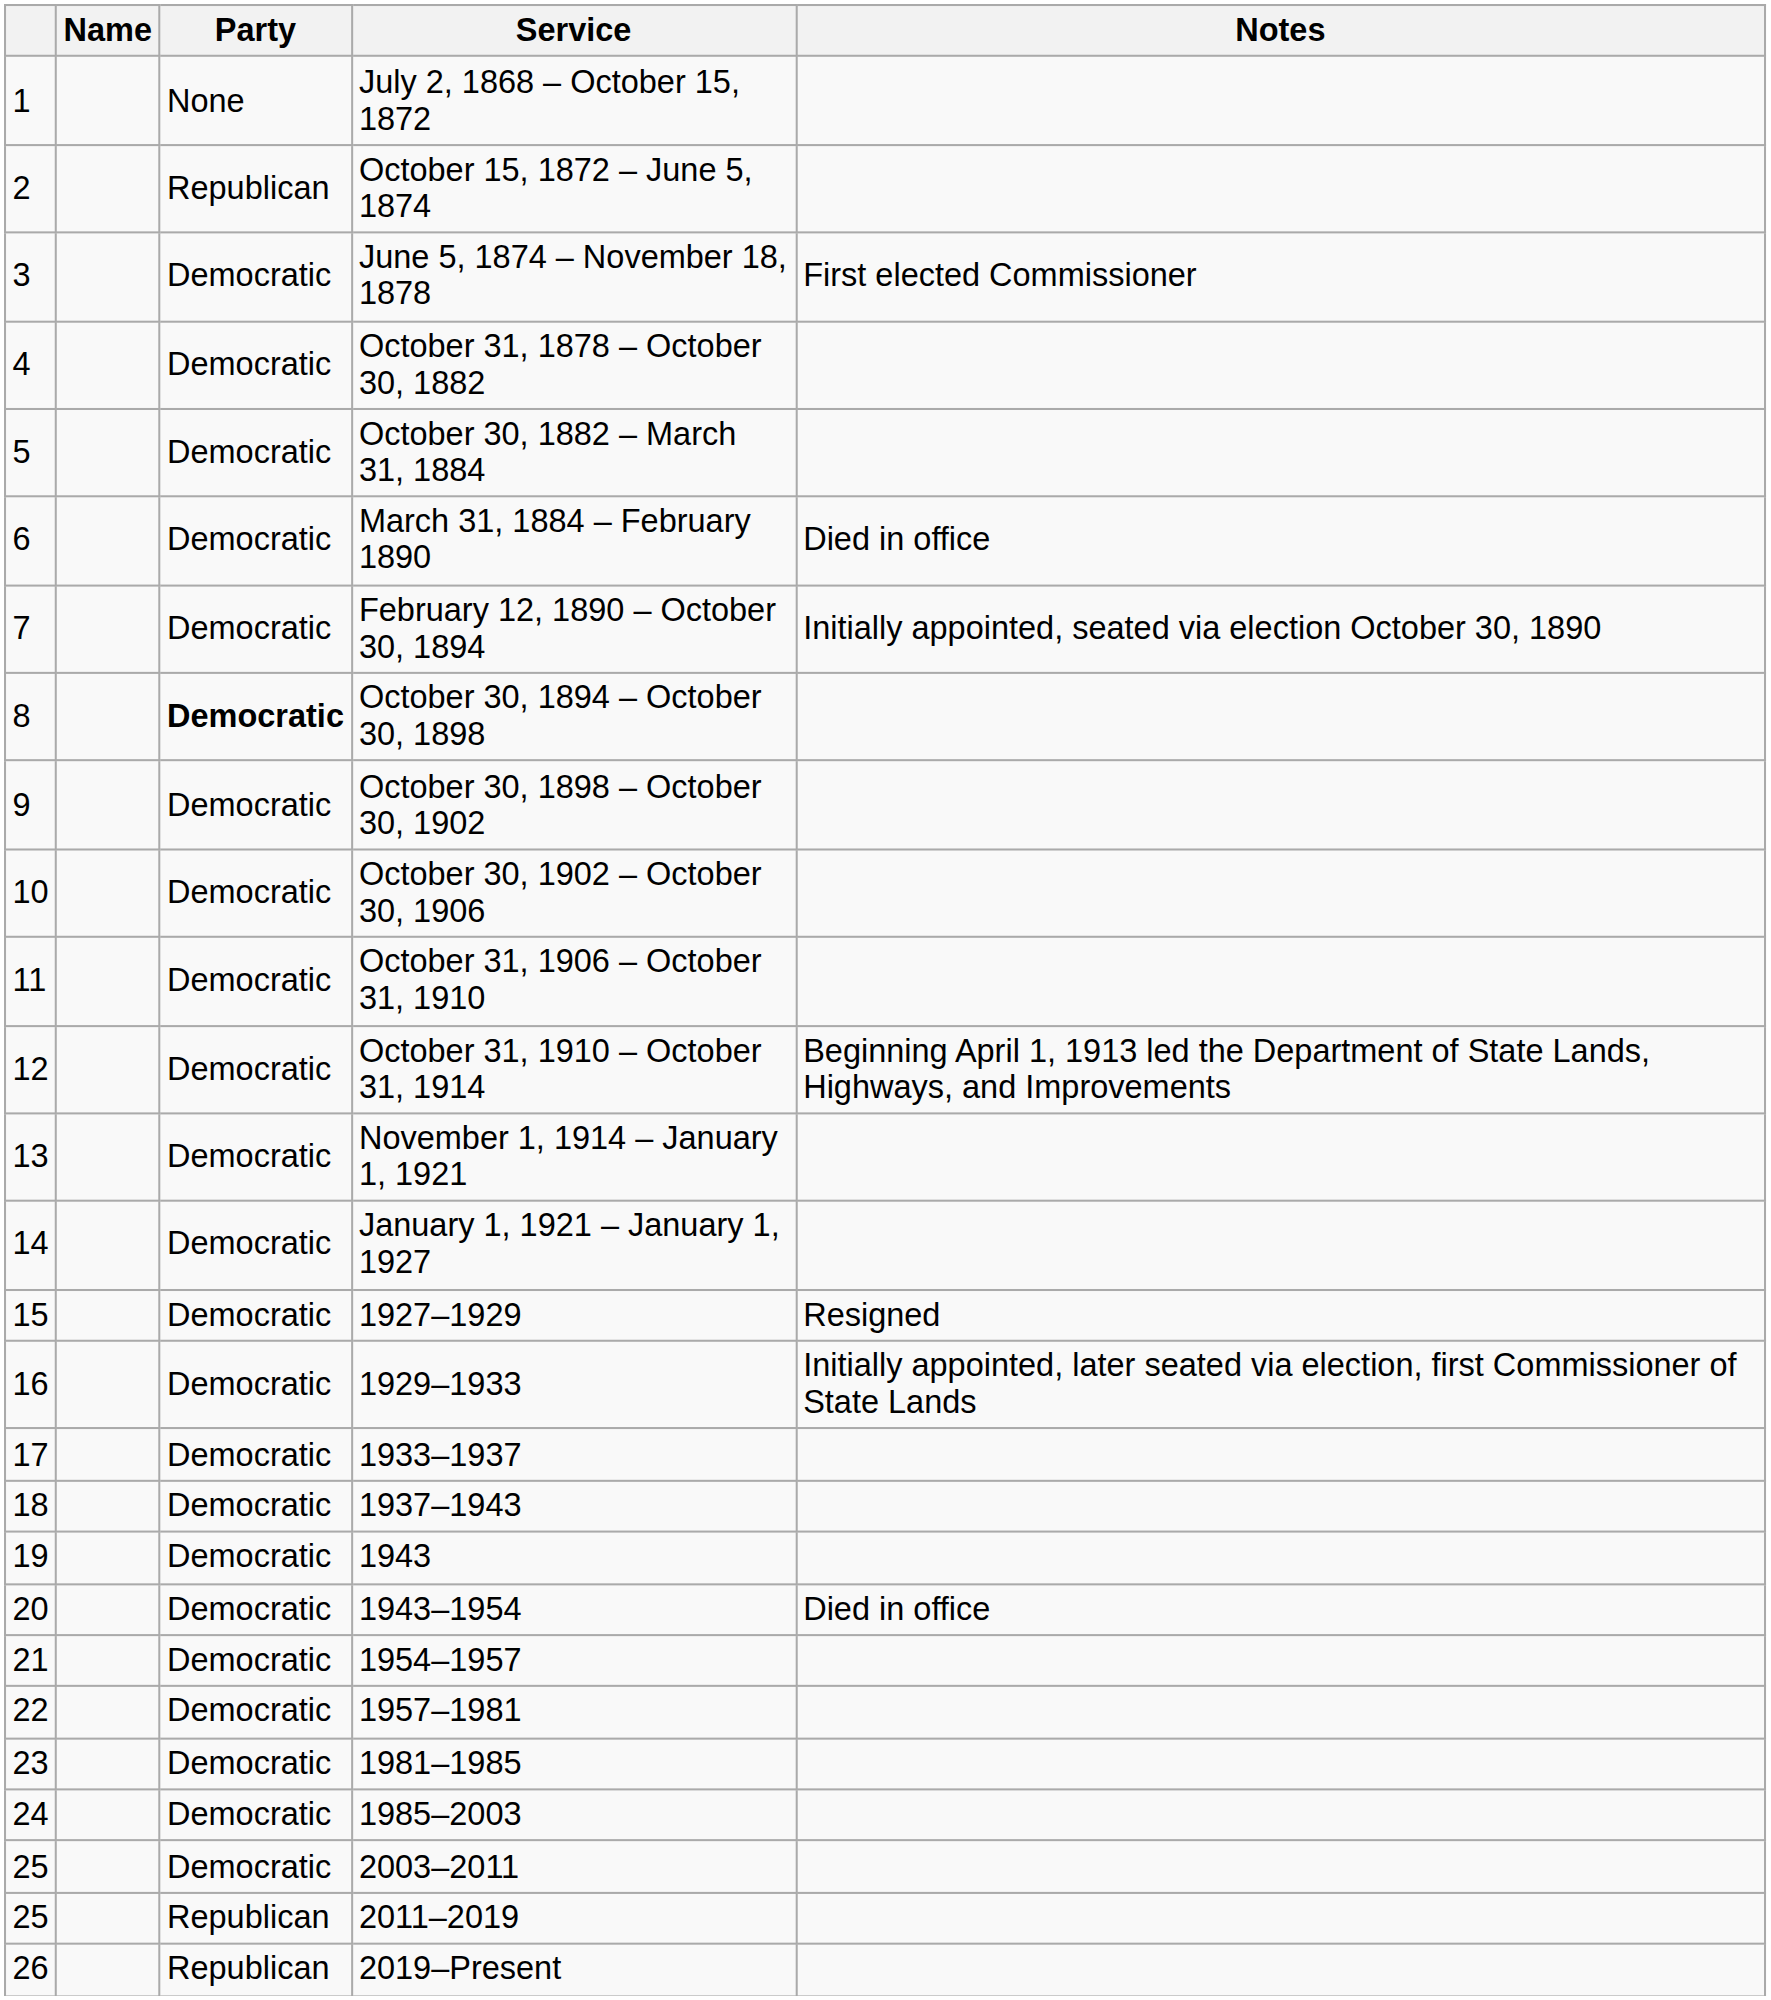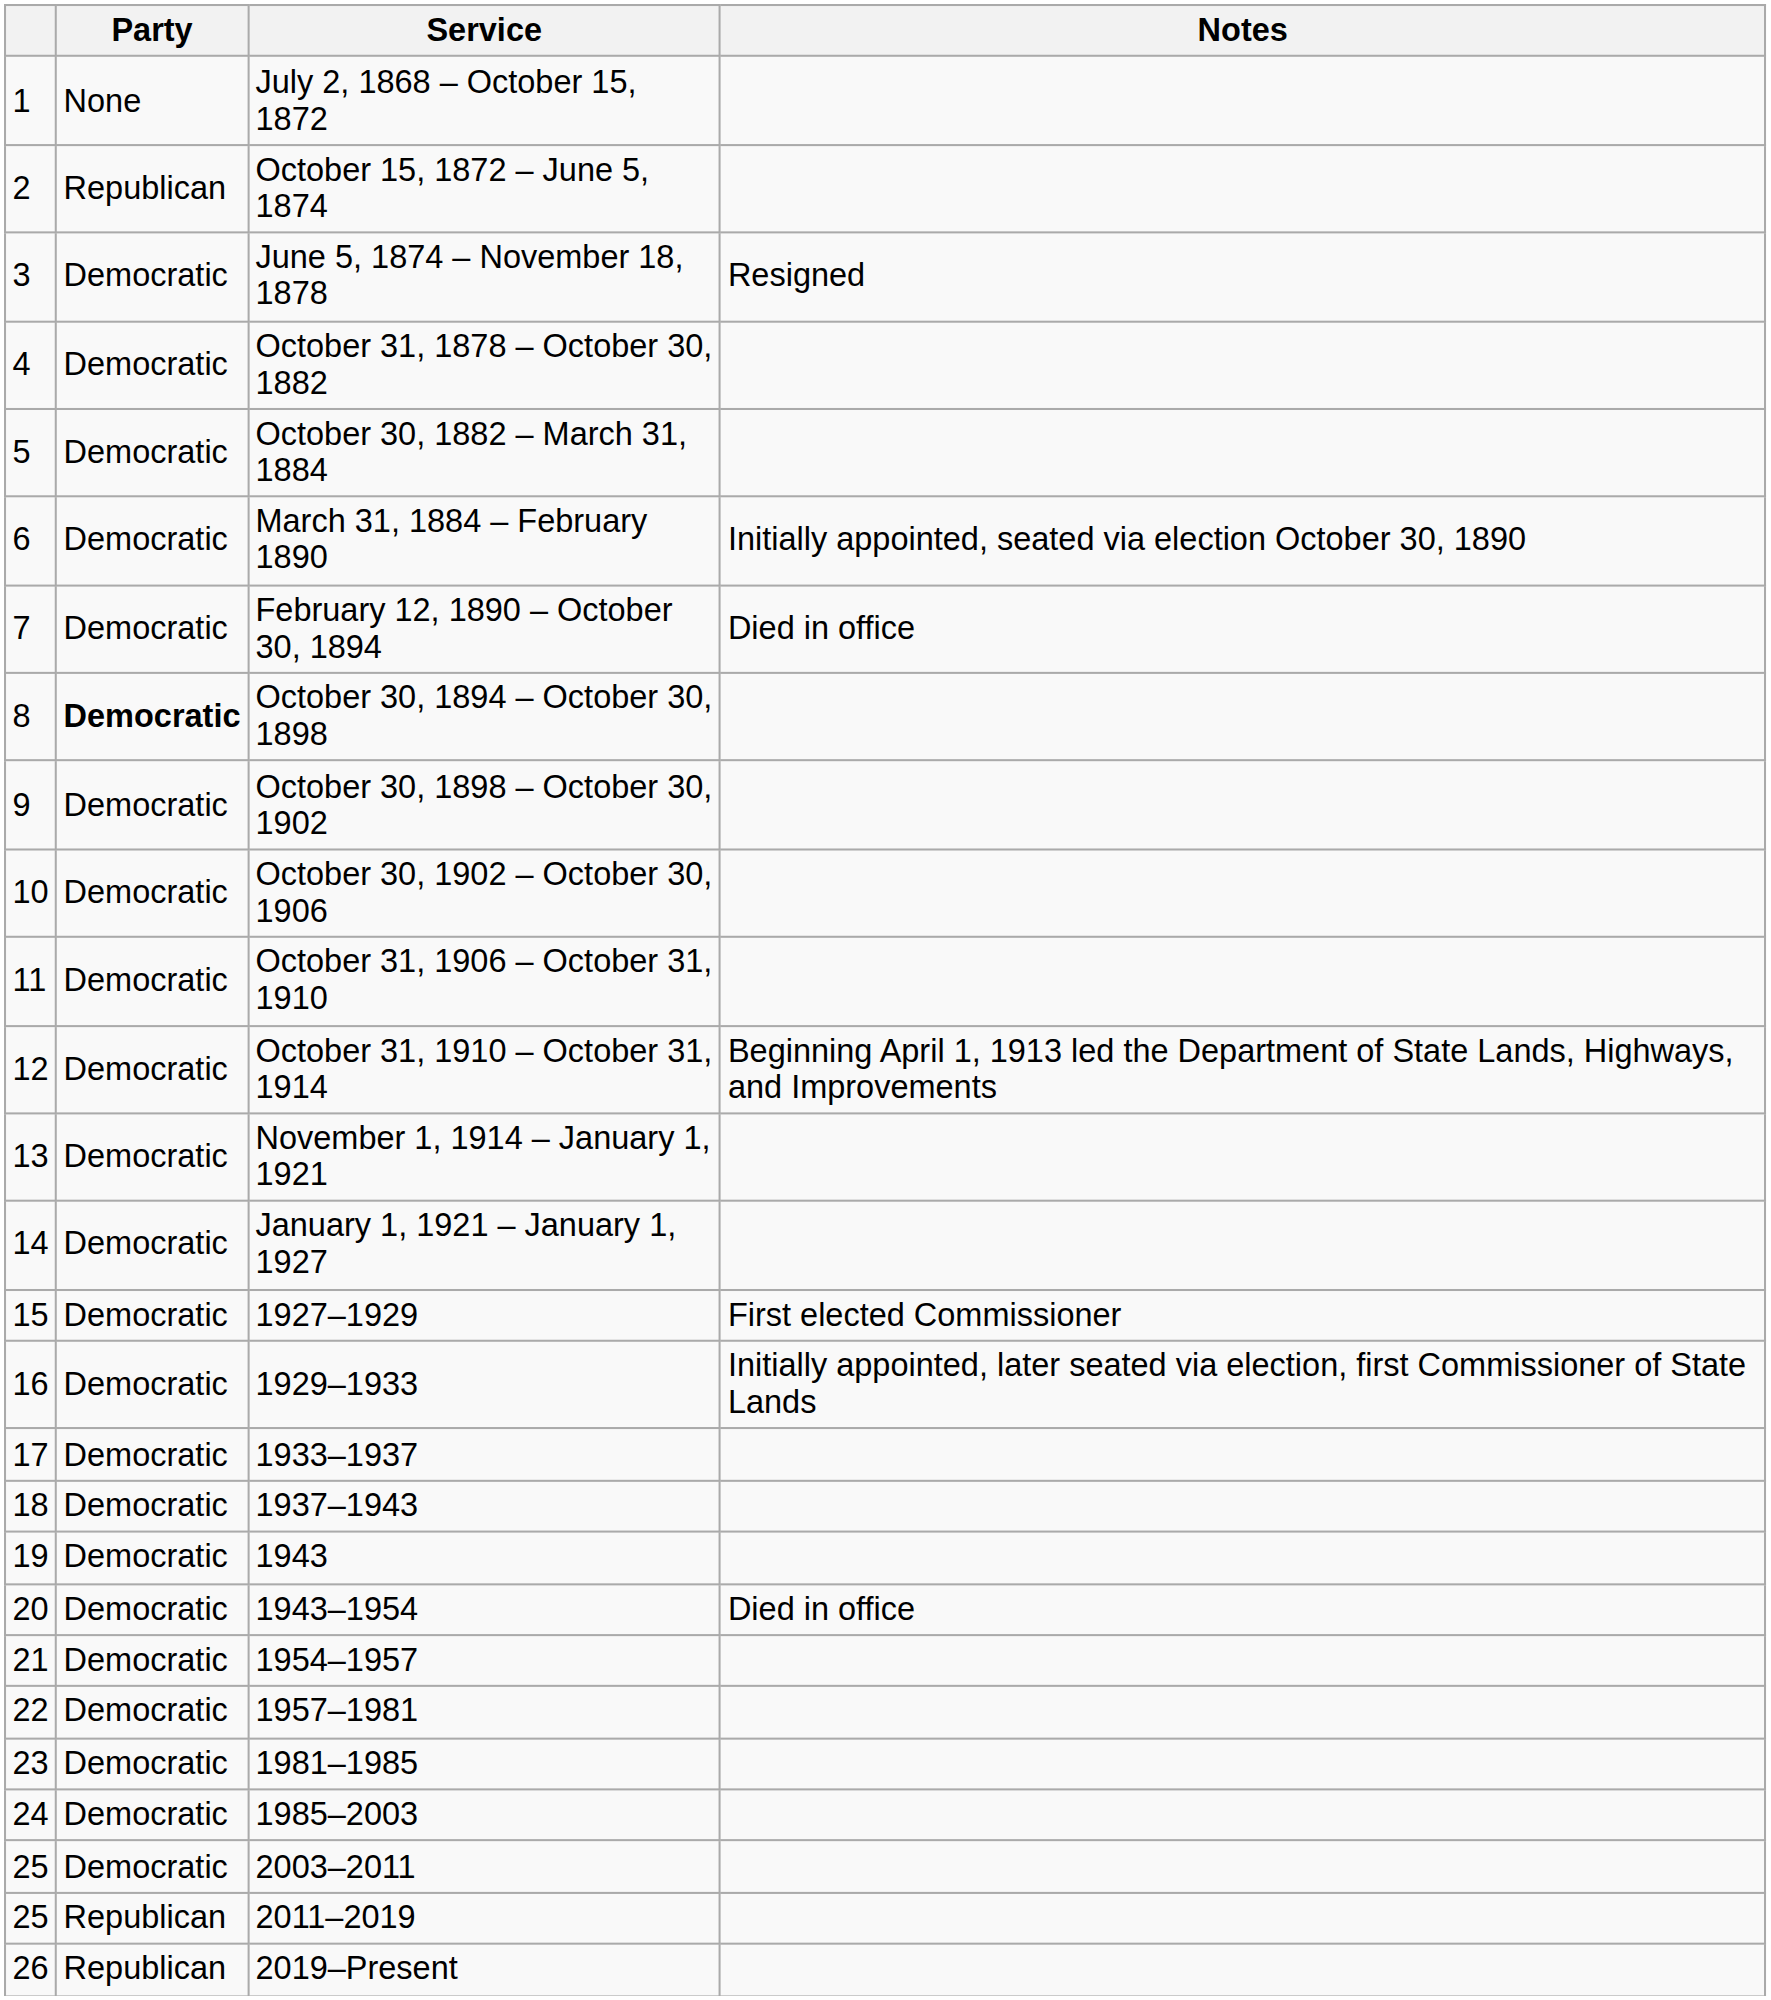- column: (108, 30)
(1000, 276) First elected Commissioner -> (797, 276) Resigned
(897, 540) Died in office -> (1127, 540) Initially appointed, seated via election October 30, 1890
(1202, 628) Initially appointed, seated via election October 30, 1890 -> (822, 628) Died in office
(872, 1314) Resigned -> (925, 1314) First elected Commissioner
